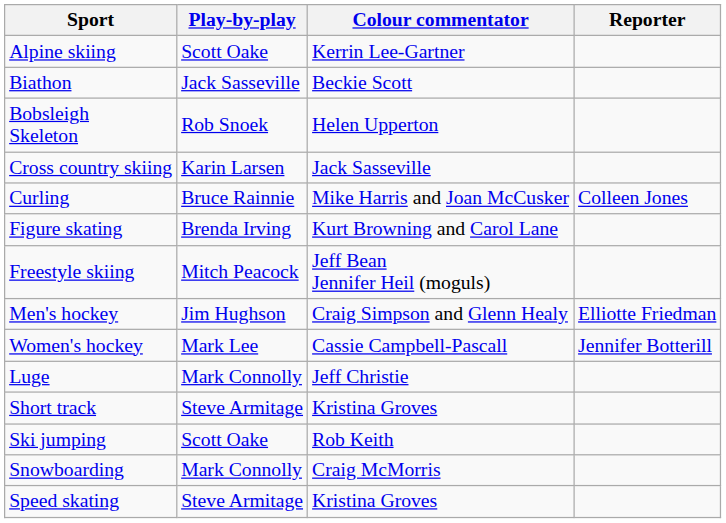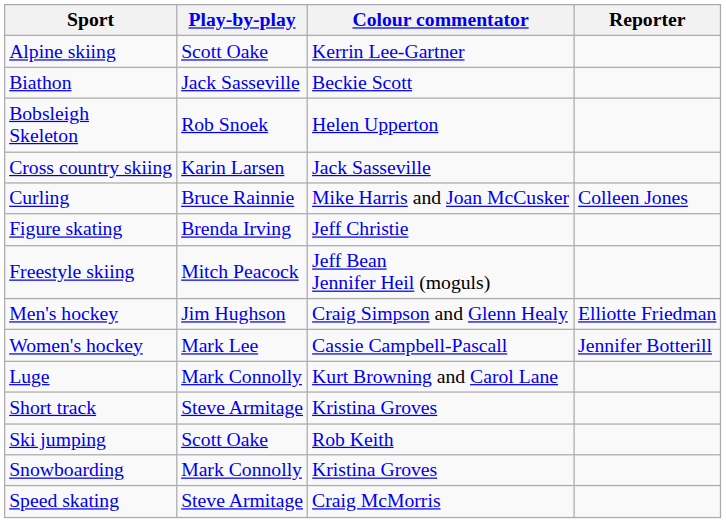(435, 229) Kurt Browning and Carol Lane -> (360, 229) Jeff Christie
(360, 376) Jeff Christie -> (435, 376) Kurt Browning and Carol Lane
(376, 470) Craig McMorris -> (375, 470) Kristina Groves
(375, 501) Kristina Groves -> (376, 501) Craig McMorris
